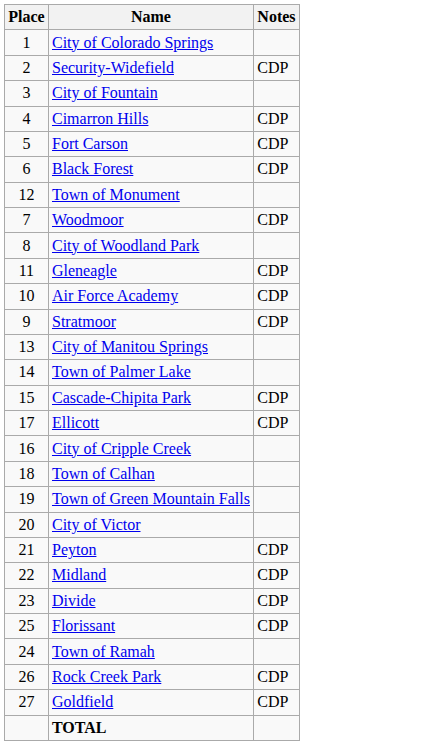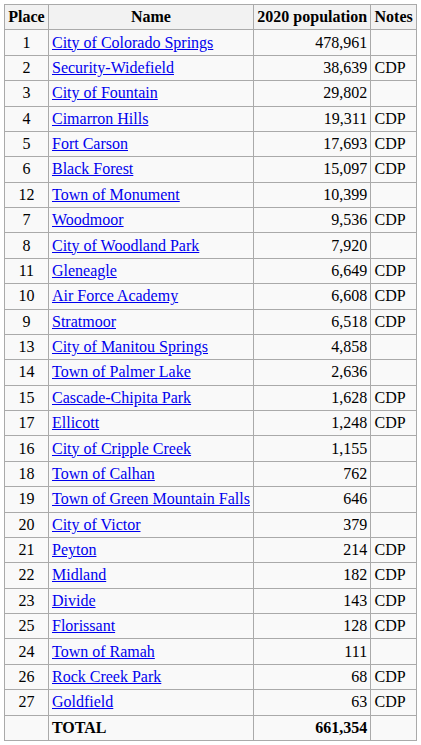+ column: (312, 17)
